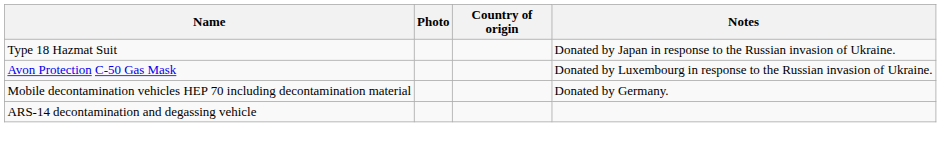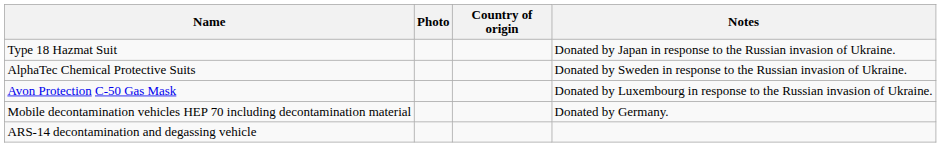+ row: (101, 70)
